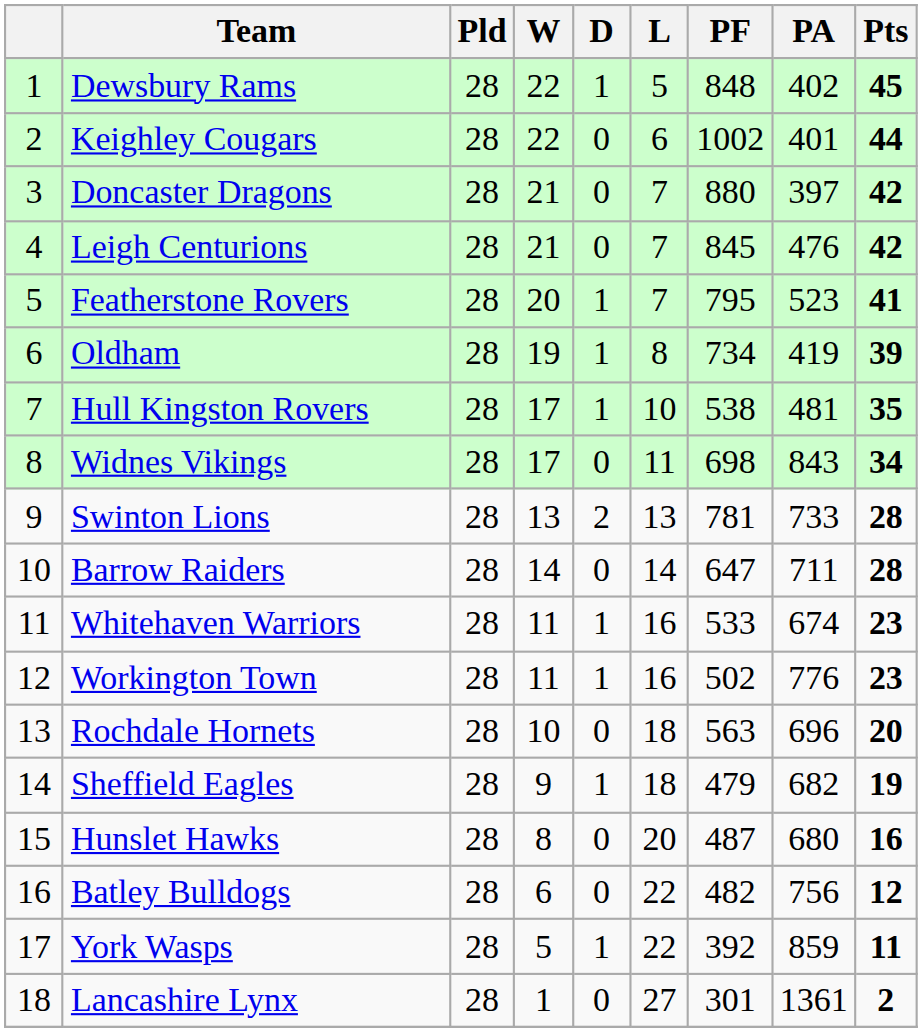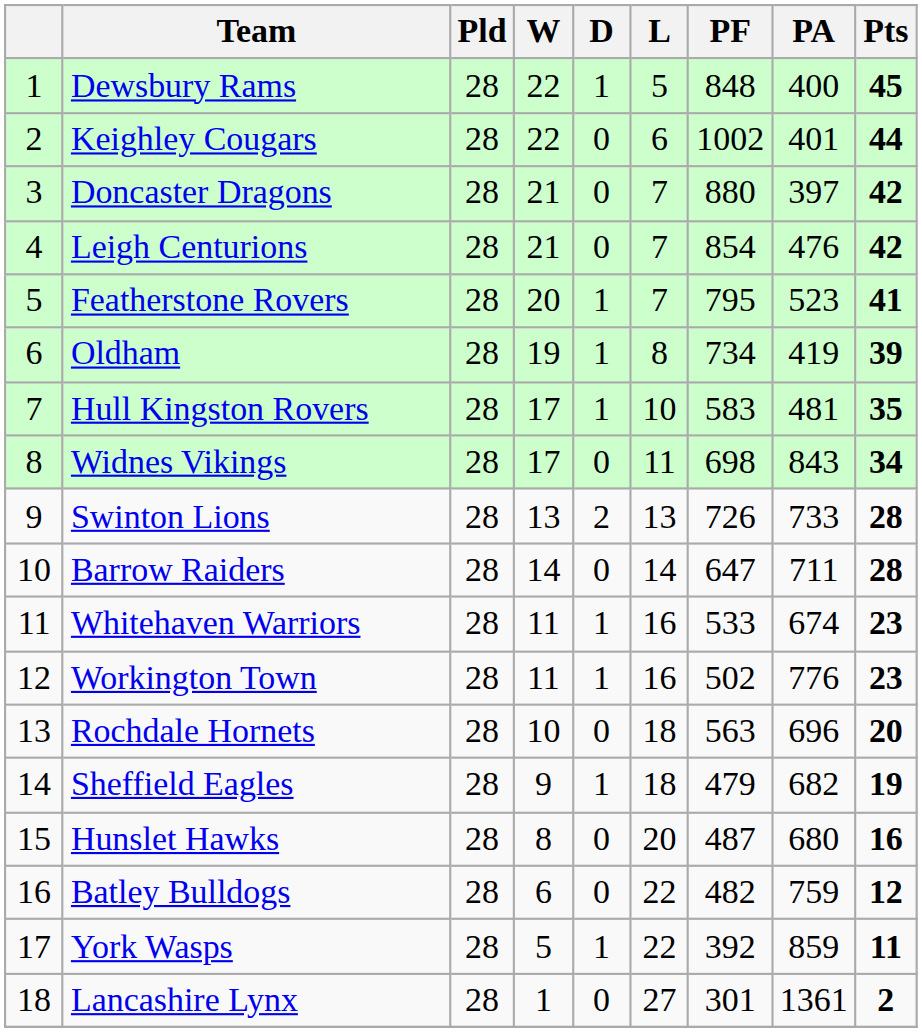(814, 85) 402 -> (814, 85) 400
(730, 246) 845 -> (730, 246) 854
(730, 407) 538 -> (730, 407) 583
(730, 515) 781 -> (730, 515) 726
(814, 892) 756 -> (814, 892) 759
